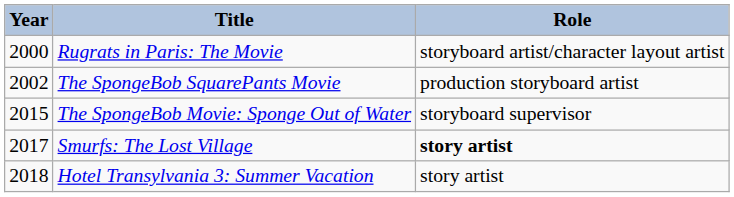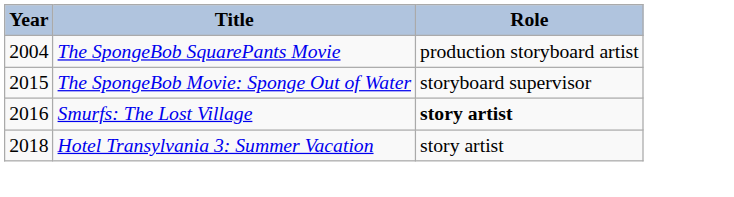- row: (170, 51)
(29, 82) 2002 -> (29, 51) 2004
(29, 144) 2017 -> (29, 113) 2016
